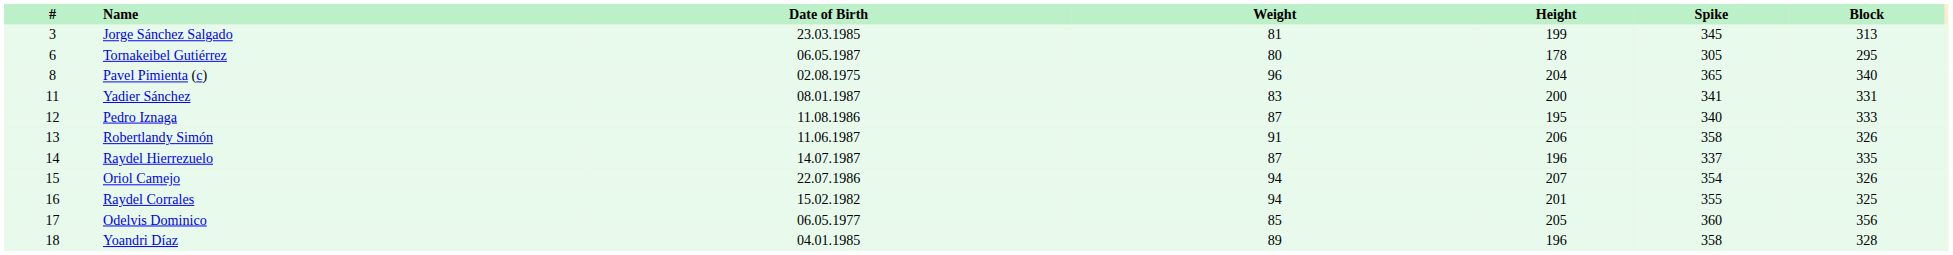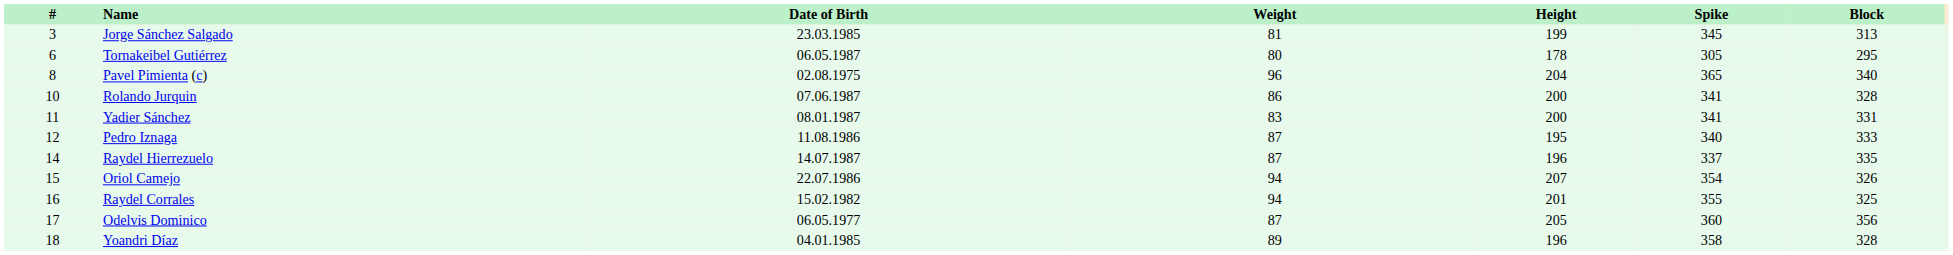+ row: (150, 96)
- row: (158, 137)
(1275, 220) 85 -> (1275, 220) 87
